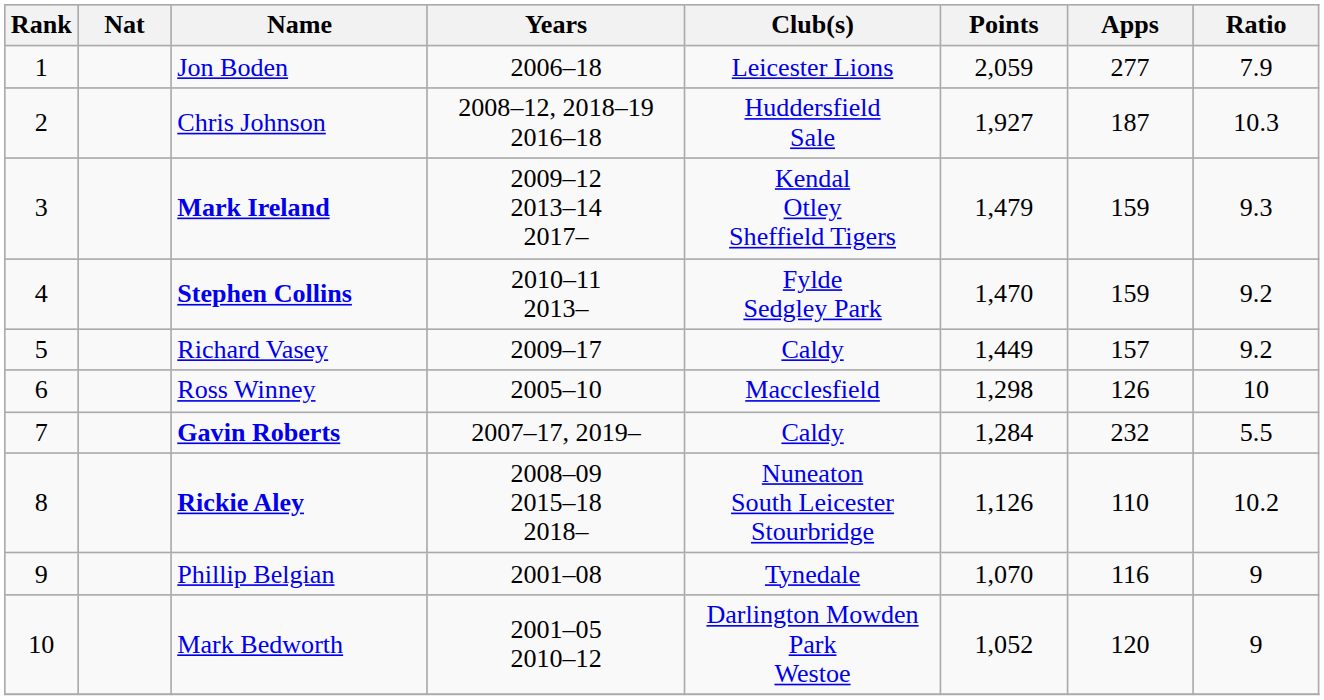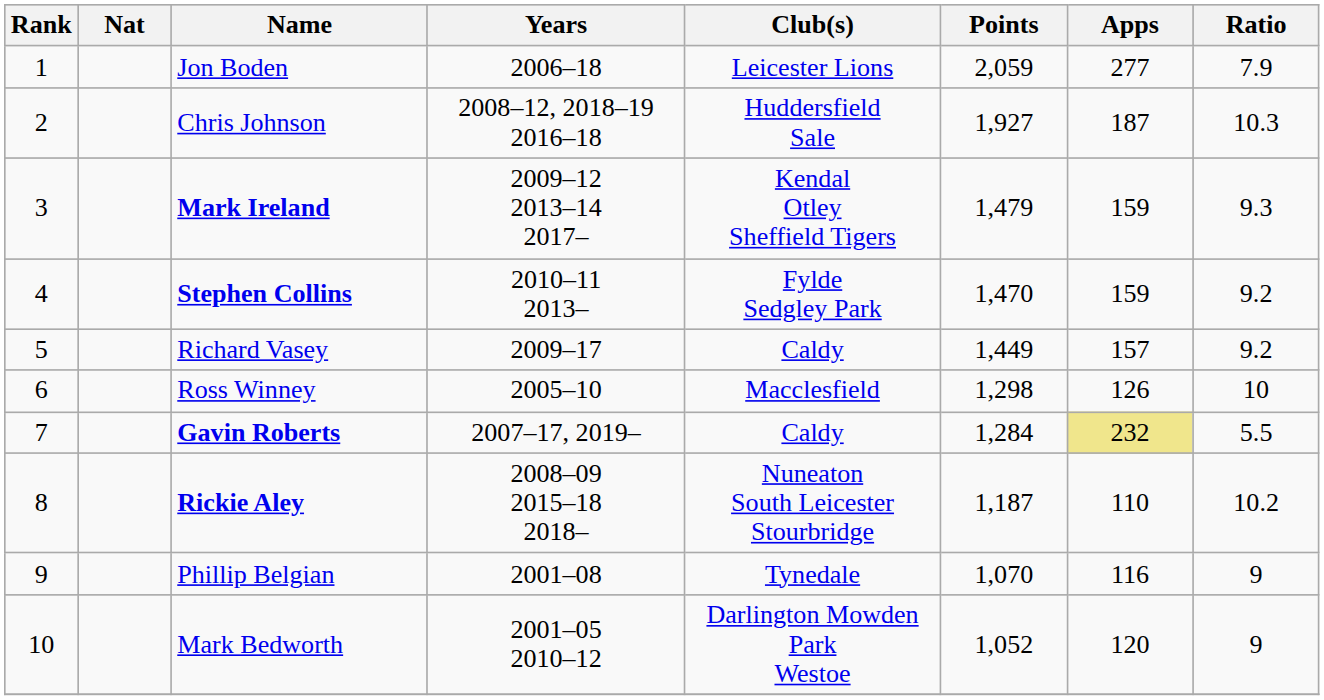(1130, 432) no background -> (1130, 432) khaki background
(1004, 502) 1,126 -> (1004, 502) 1,187
